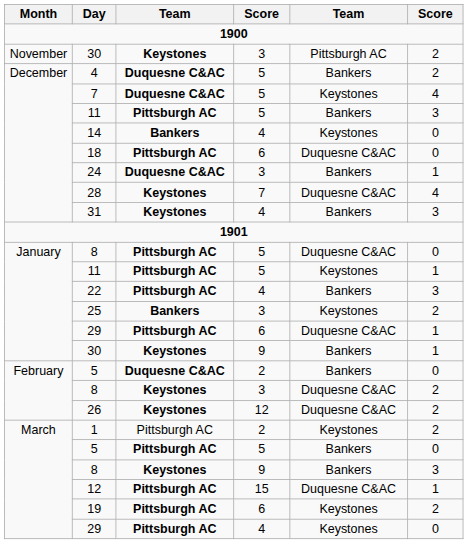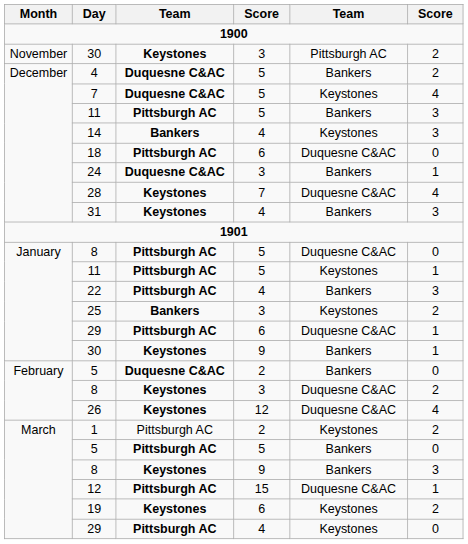(435, 133) 0 -> (435, 133) 3
(435, 410) 2 -> (435, 410) 4
(175, 509) Pittsburgh AC -> (175, 509) Keystones
